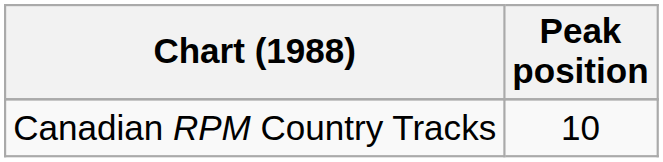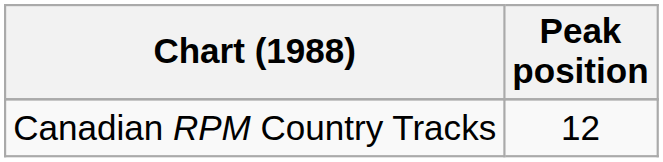(580, 127) 10 -> (580, 127) 12
